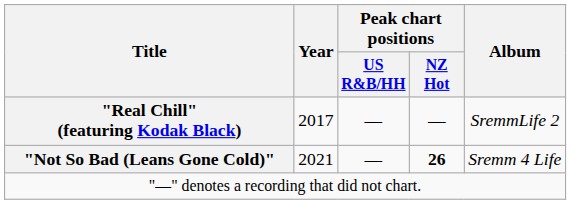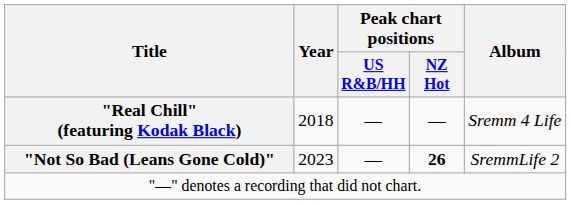(316, 120) 2017 -> (316, 120) 2018
(515, 120) SremmLife 2 -> (515, 120) Sremm 4 Life
(316, 158) 2021 -> (316, 158) 2023
(515, 158) Sremm 4 Life -> (515, 158) SremmLife 2
